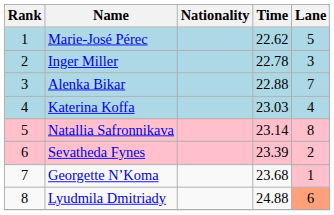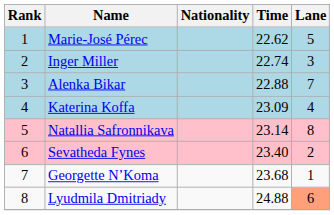(272, 61) 22.78 -> (272, 61) 22.74
(272, 107) 23.03 -> (272, 107) 23.09
(272, 152) 23.39 -> (272, 152) 23.40
(311, 175) pink background -> (311, 175) no background
